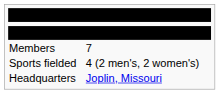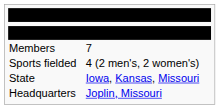+ row: (22, 78)
